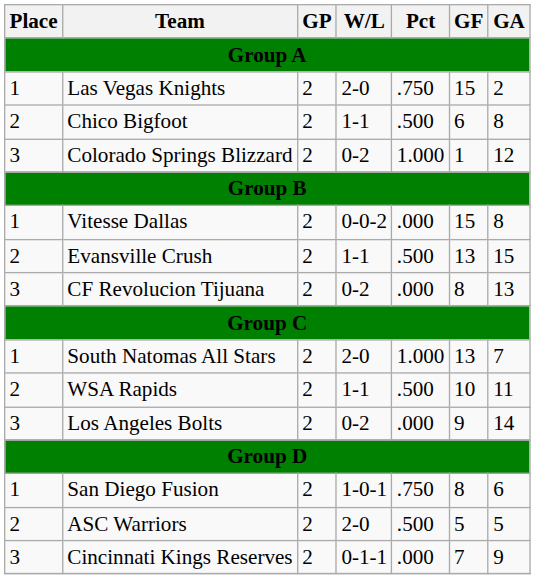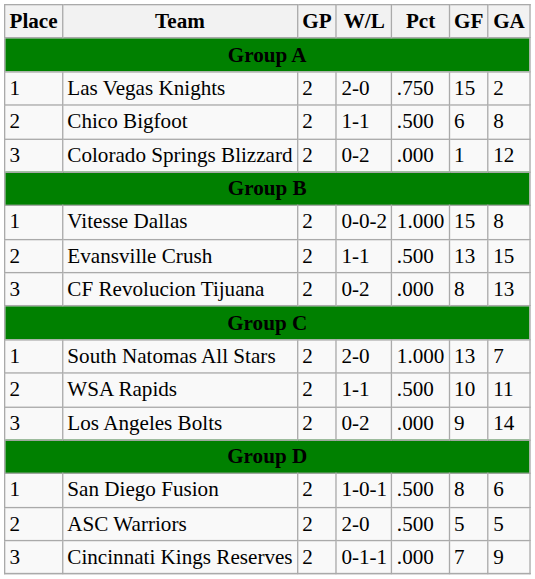(421, 155) 1.000 -> (415, 155) .000
(415, 222) .000 -> (421, 222) 1.000
(415, 490) .750 -> (415, 490) .500
